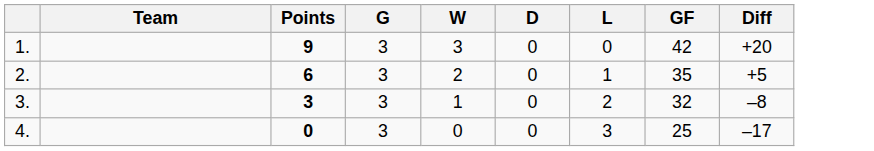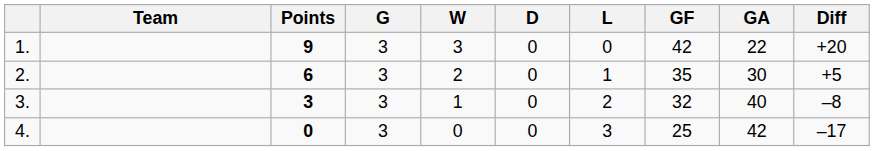+ column: (757, 18)
